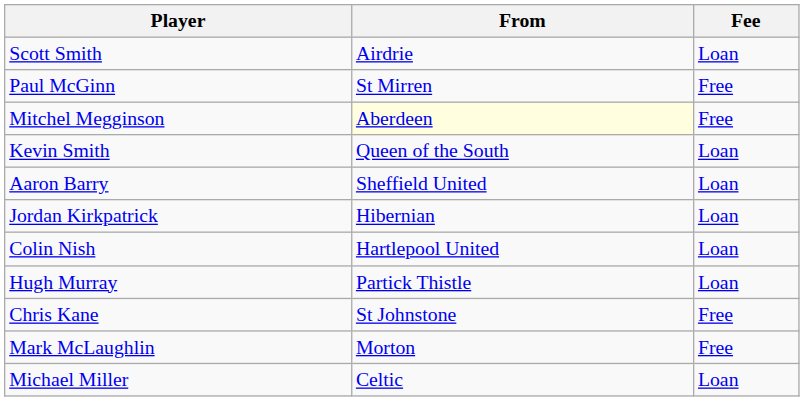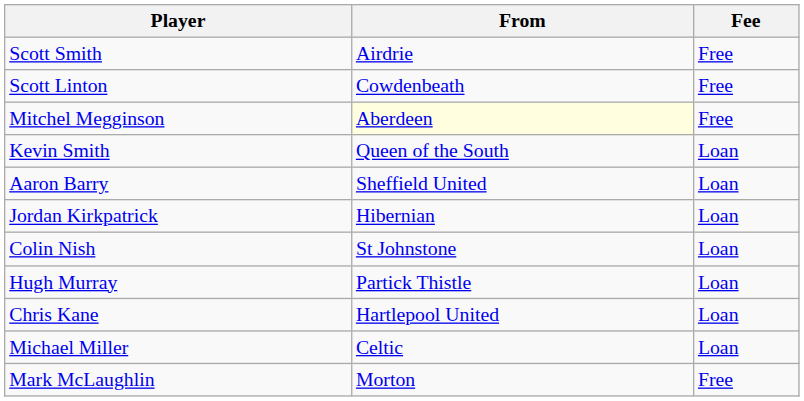(718, 53) Loan -> (715, 53) Free
- row: (62, 86)
+ row: (58, 86)
(427, 249) Hartlepool United -> (406, 249) St Johnstone
(406, 314) St Johnstone -> (427, 314) Hartlepool United
(715, 314) Free -> (718, 314) Loan
rows swapped: (82, 346) <-> (69, 379)
